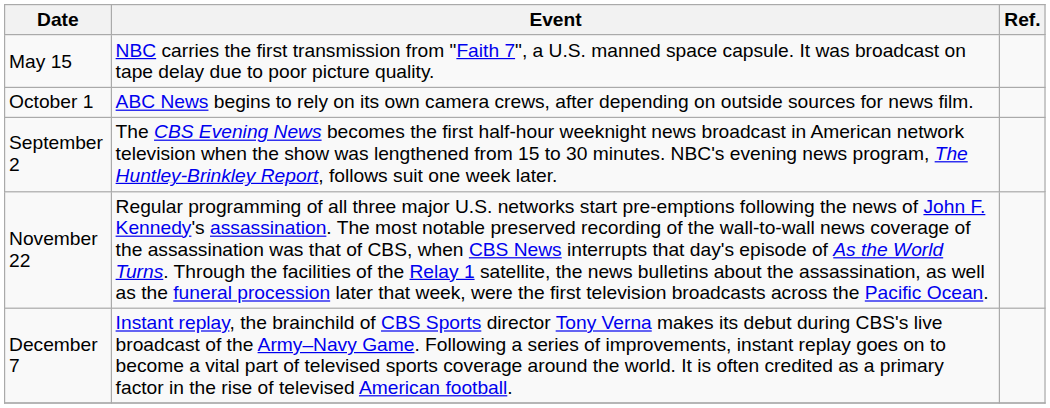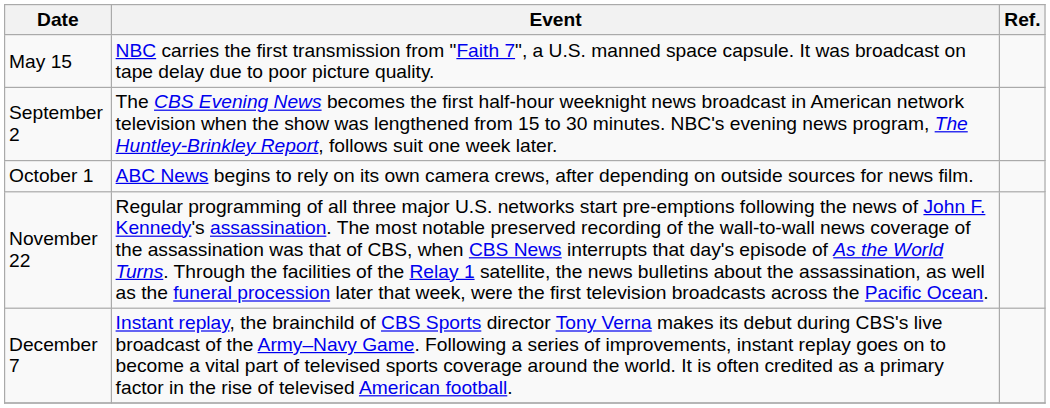rows swapped: (56, 154) <-> (51, 102)
